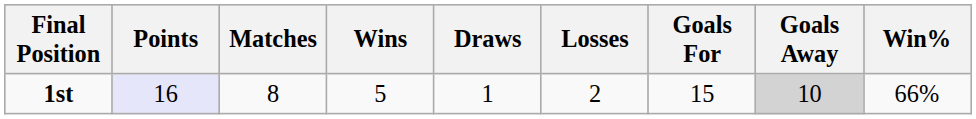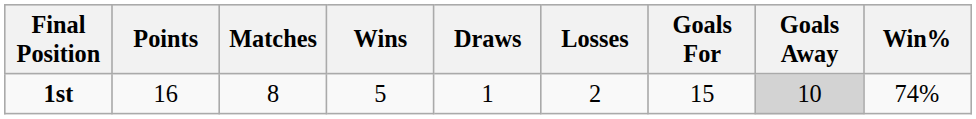(166, 93) lavender background -> (166, 93) no background
(917, 93) 66% -> (917, 93) 74%
